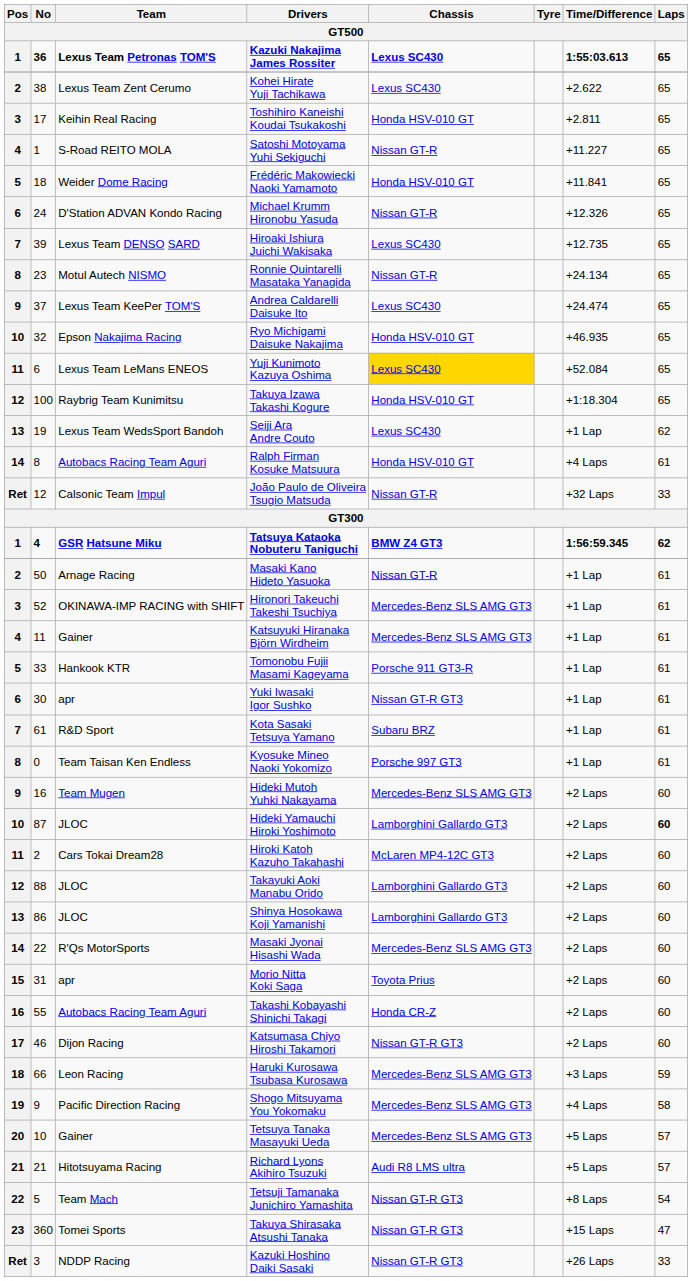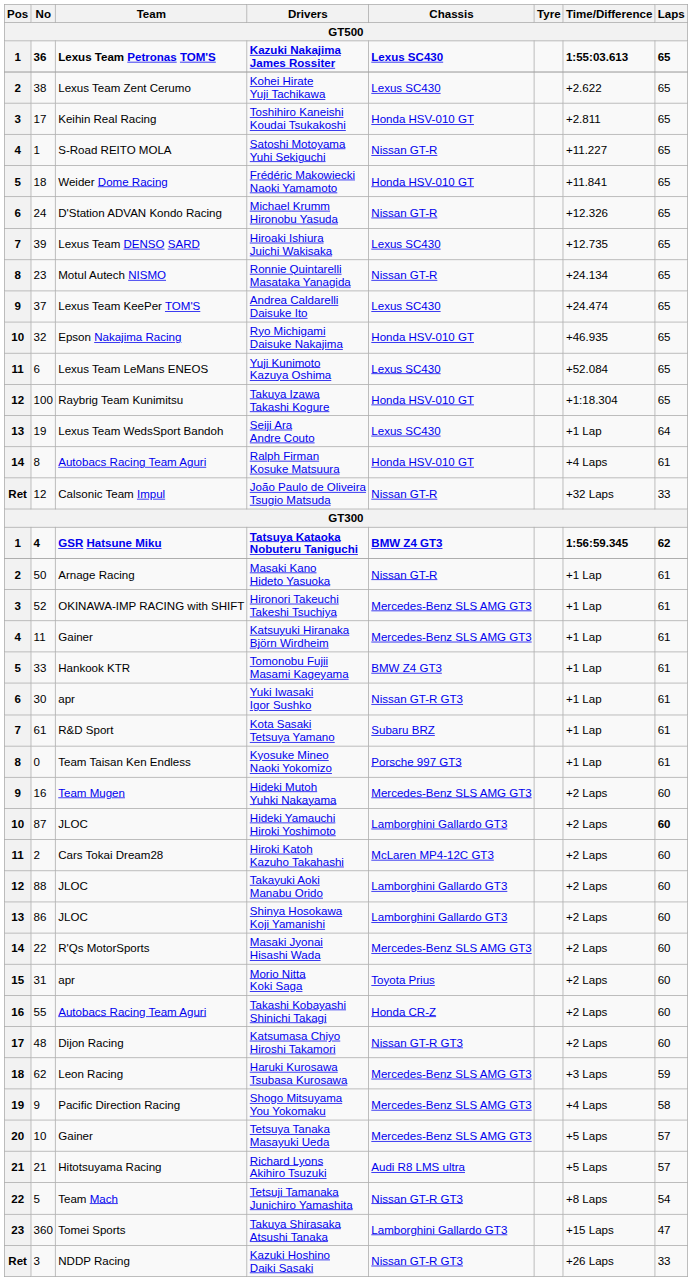(406, 369) gold background -> (406, 369) no background
(664, 431) 62 -> (664, 431) 64
(422, 668) Porsche 911 GT3-R -> (407, 668) BMW Z4 GT3
(40, 1042) 46 -> (40, 1042) 48
(40, 1074) 66 -> (40, 1074) 62
(417, 1230) Nissan GT-R GT3 -> (439, 1230) Lamborghini Gallardo GT3
